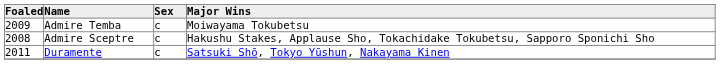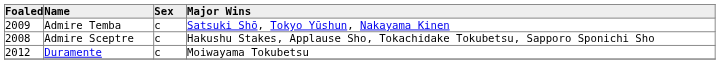(248, 25) Moiwayama Tokubetsu -> (318, 25) Satsuki Shō, Tokyo Yūshun, Nakayama Kinen
(18, 52) 2011 -> (18, 52) 2012
(318, 52) Satsuki Shō, Tokyo Yūshun, Nakayama Kinen -> (248, 52) Moiwayama Tokubetsu
